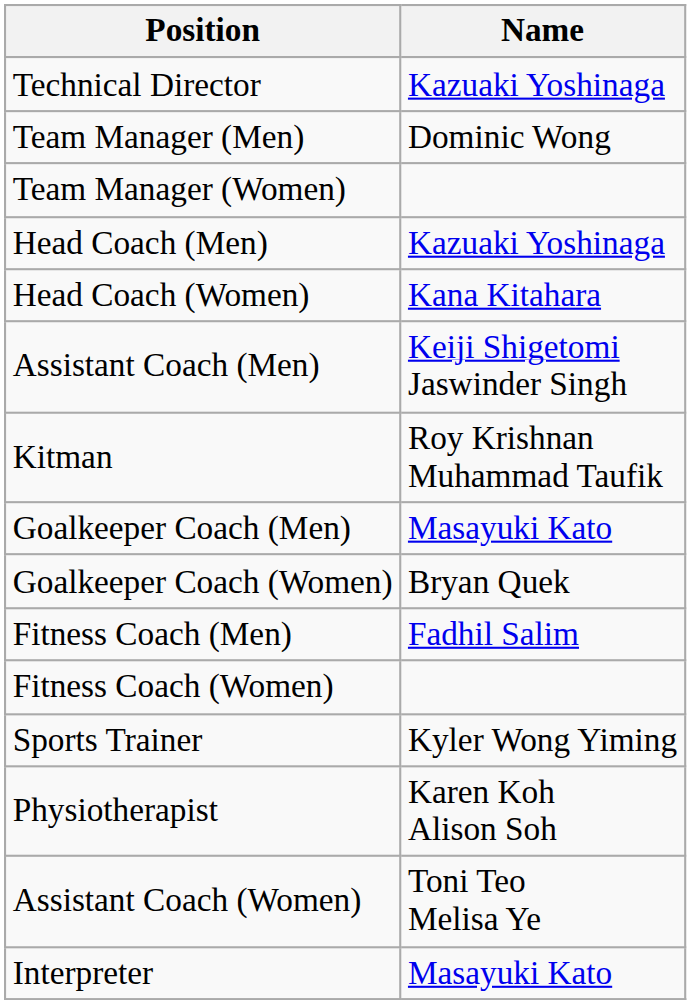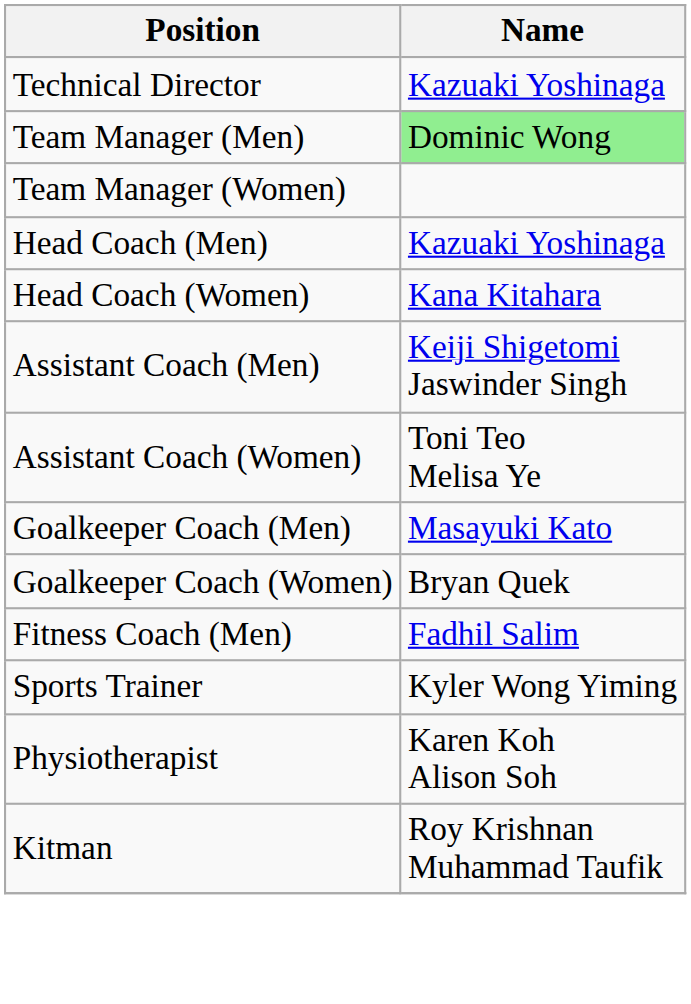(509, 136) no background -> (509, 136) lightgreen background
rows swapped: (187, 900) <-> (63, 456)
- row: (173, 686)
- row: (83, 972)
